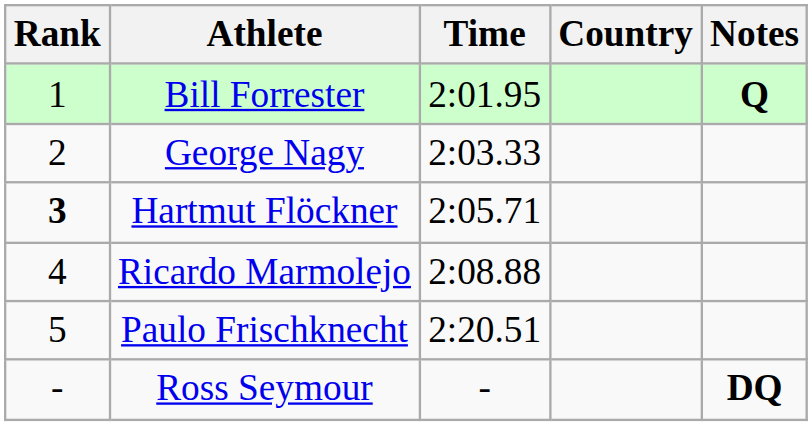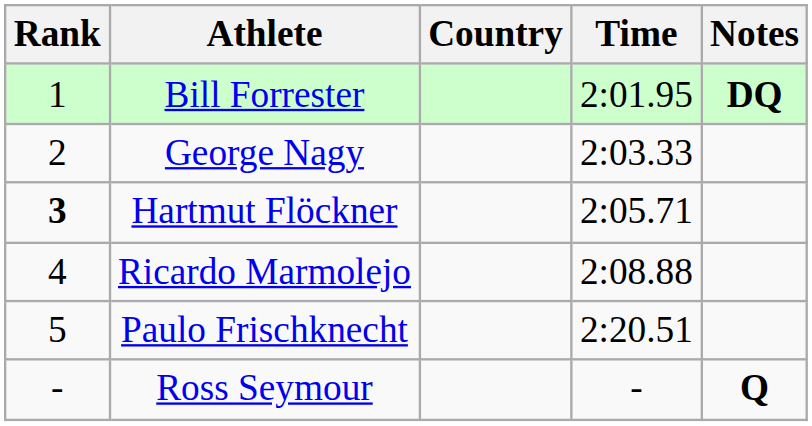columns swapped: (626, 34) <-> (485, 34)
(755, 93) Q -> (755, 93) DQ
(755, 388) DQ -> (755, 388) Q
